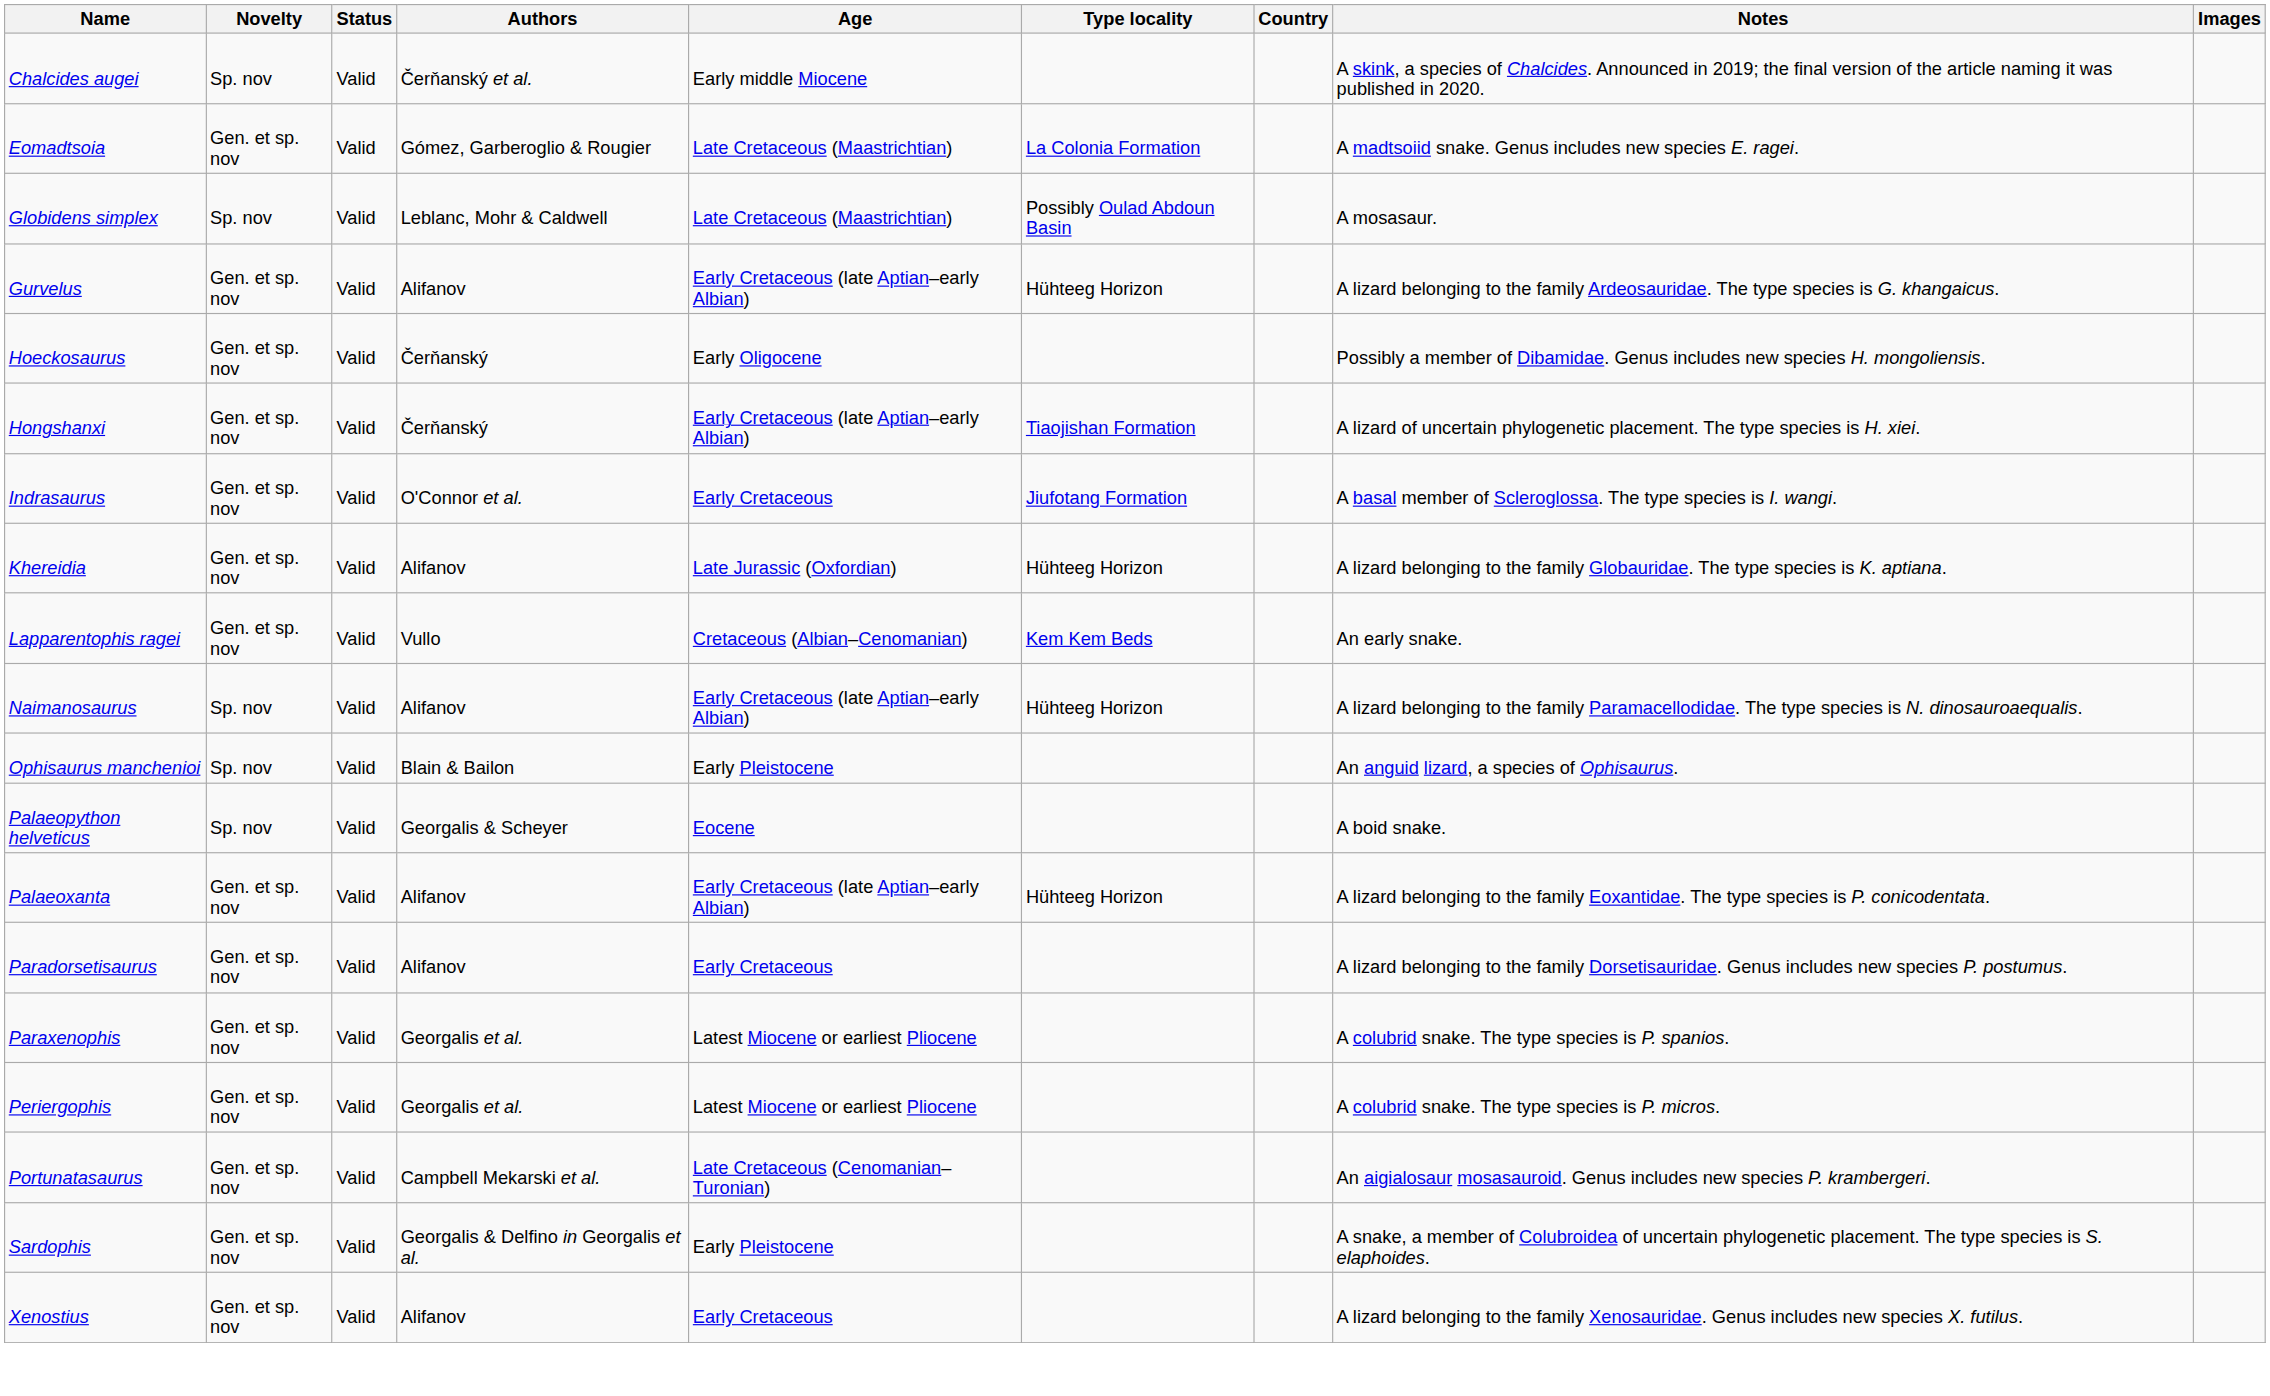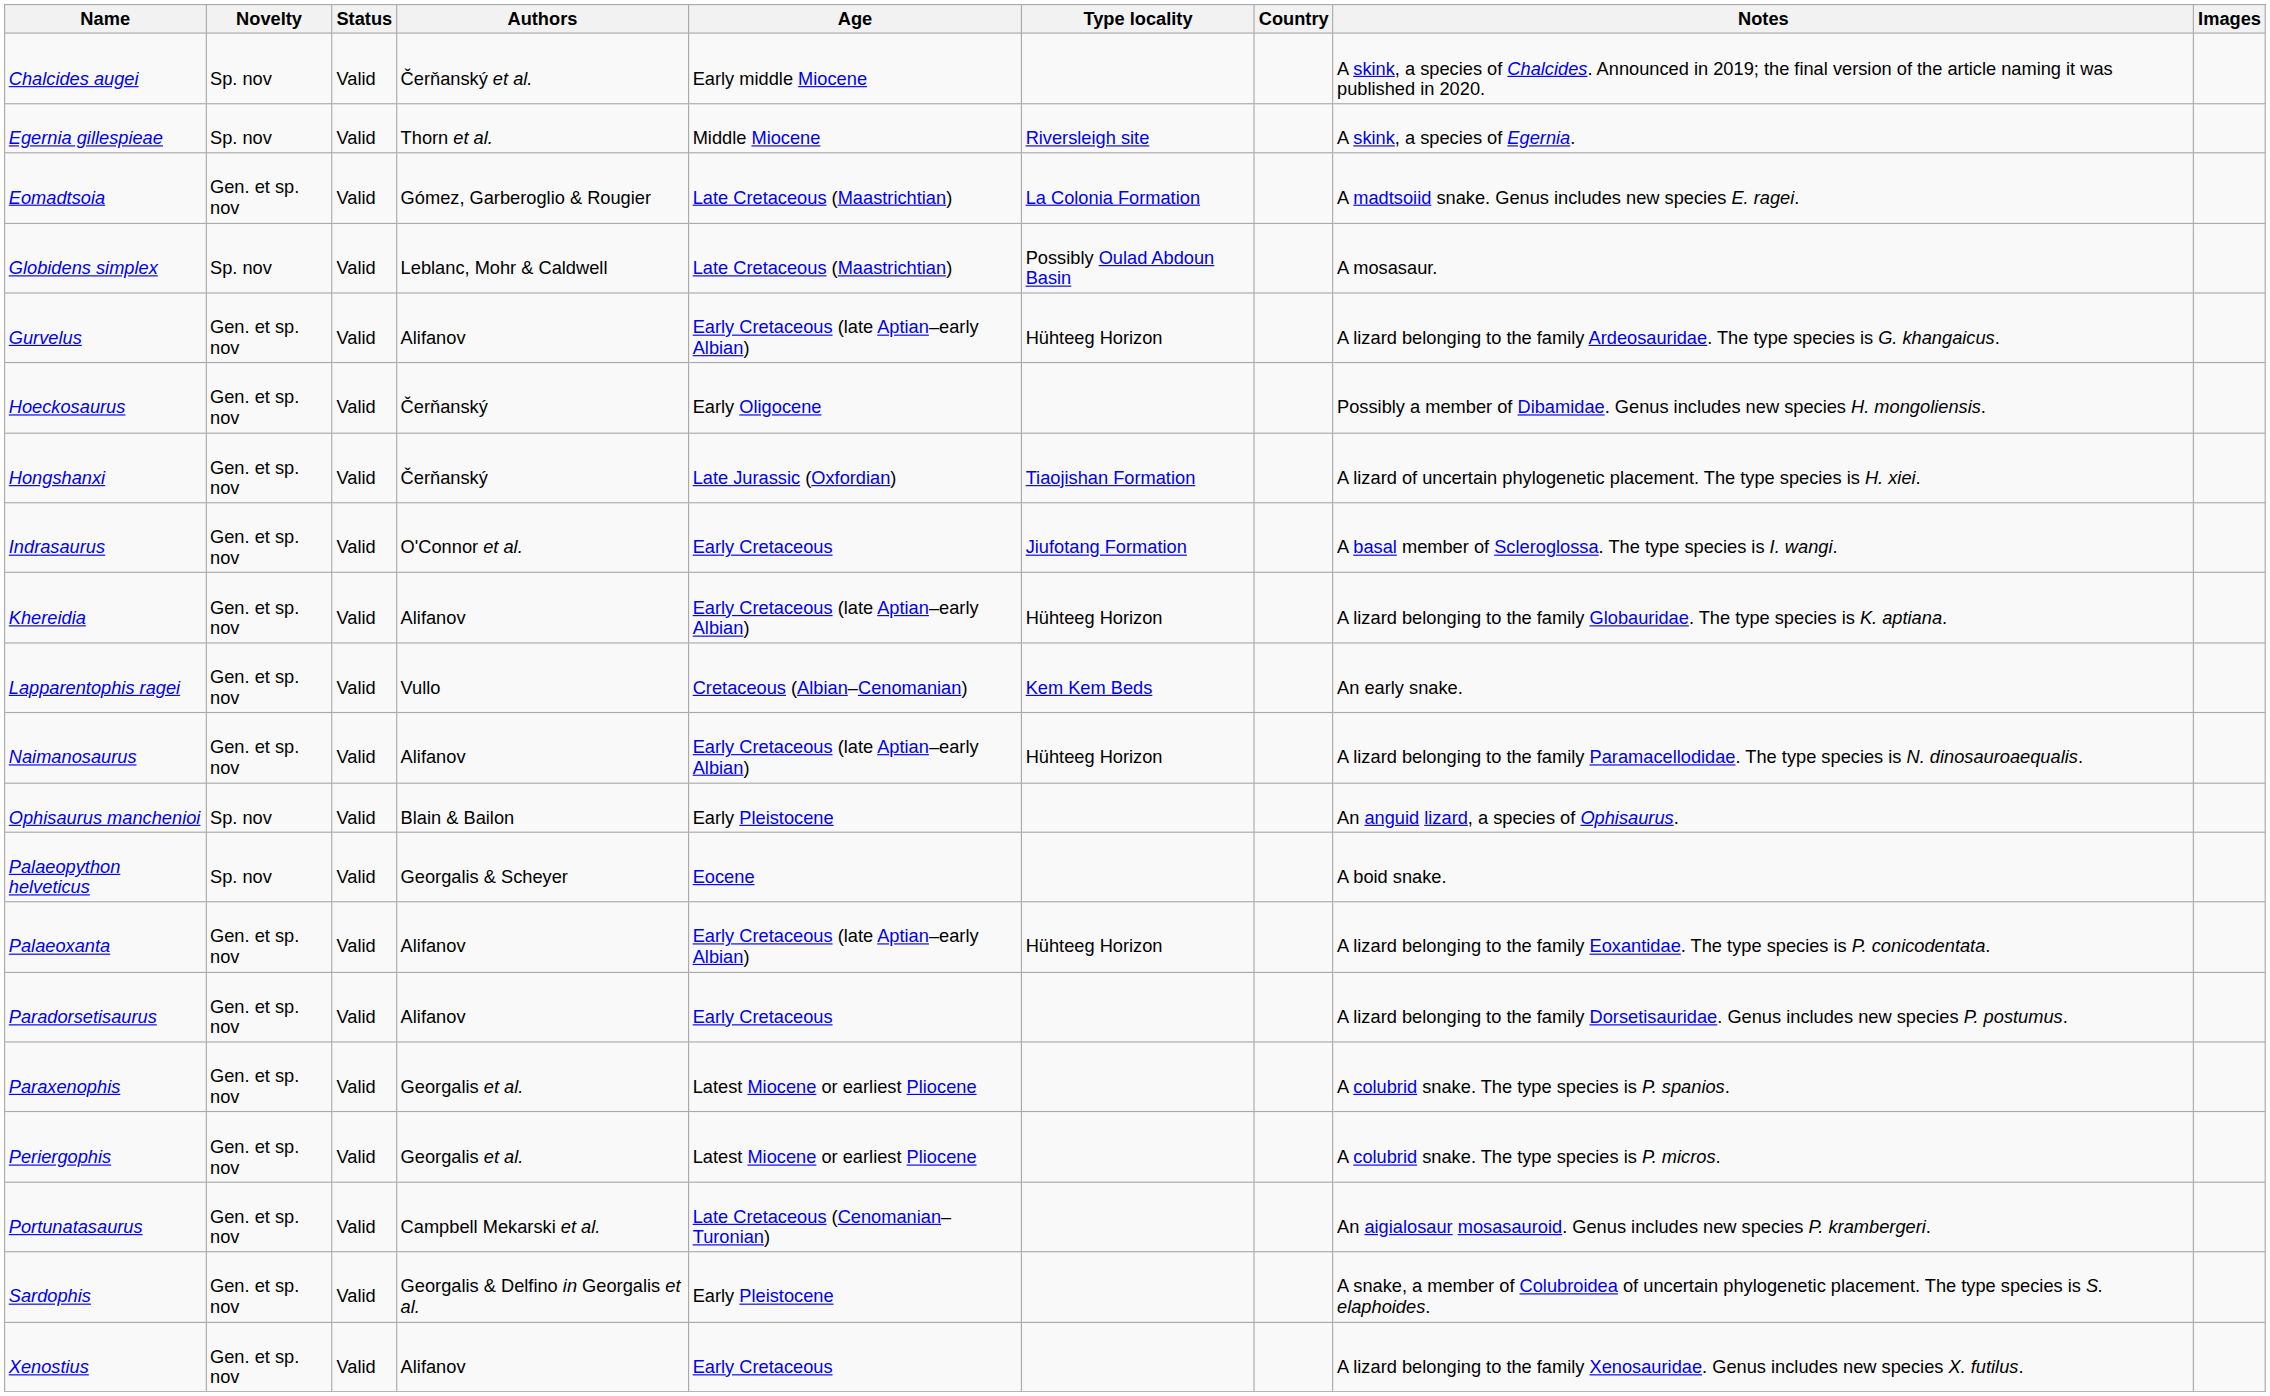+ row: (86, 138)
(836, 428) Early Cretaceous (late Aptian–early Albian) -> (795, 477) Late Jurassic (Oxfordian)
(795, 568) Late Jurassic (Oxfordian) -> (836, 617) Early Cretaceous (late Aptian–early Albian)
(241, 708) Sp. nov -> (255, 757) Gen. et sp. nov
